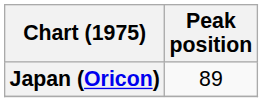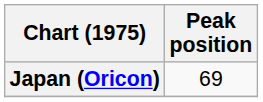(211, 79) 89 -> (211, 79) 69
